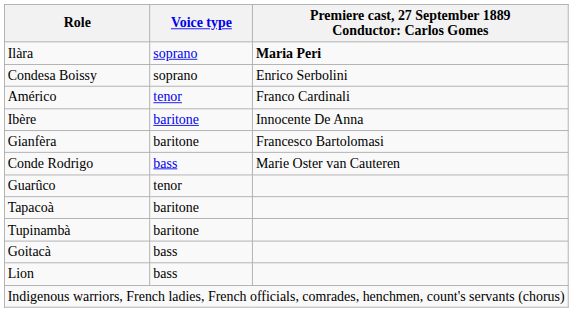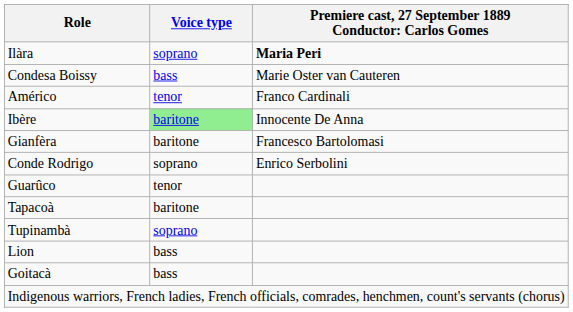(175, 75) soprano -> (165, 75) bass
(302, 75) Enrico Serbolini -> (328, 75) Marie Oster van Cauteren
(176, 119) no background -> (176, 119) lightgreen background
(165, 163) bass -> (175, 163) soprano
(328, 163) Marie Oster van Cauteren -> (302, 163) Enrico Serbolini
(176, 229) baritone -> (175, 229) soprano
rows swapped: (29, 251) <-> (21, 274)
